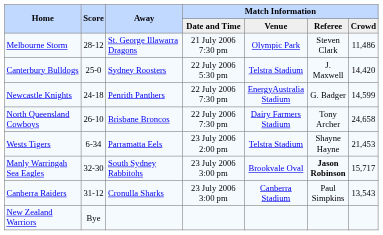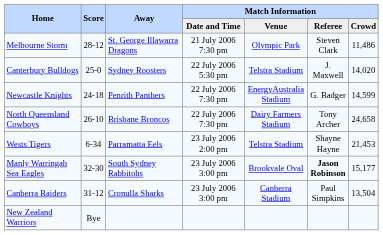(363, 70) 14,420 -> (363, 70) 14,020
(363, 168) 15,717 -> (363, 168) 15,177
(363, 193) 13,543 -> (363, 193) 13,504
